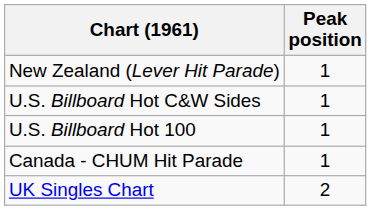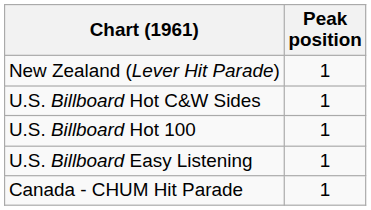+ row: (131, 160)
- row: (81, 190)
